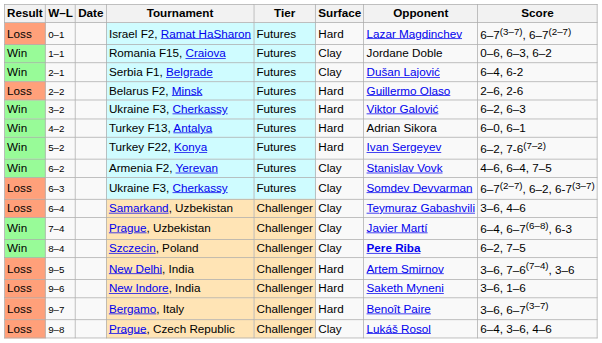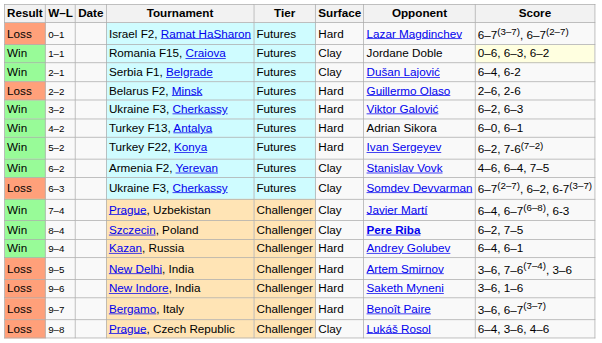(516, 53) no background -> (513, 53) lightyellow background
- row: (56, 209)
+ row: (56, 249)
